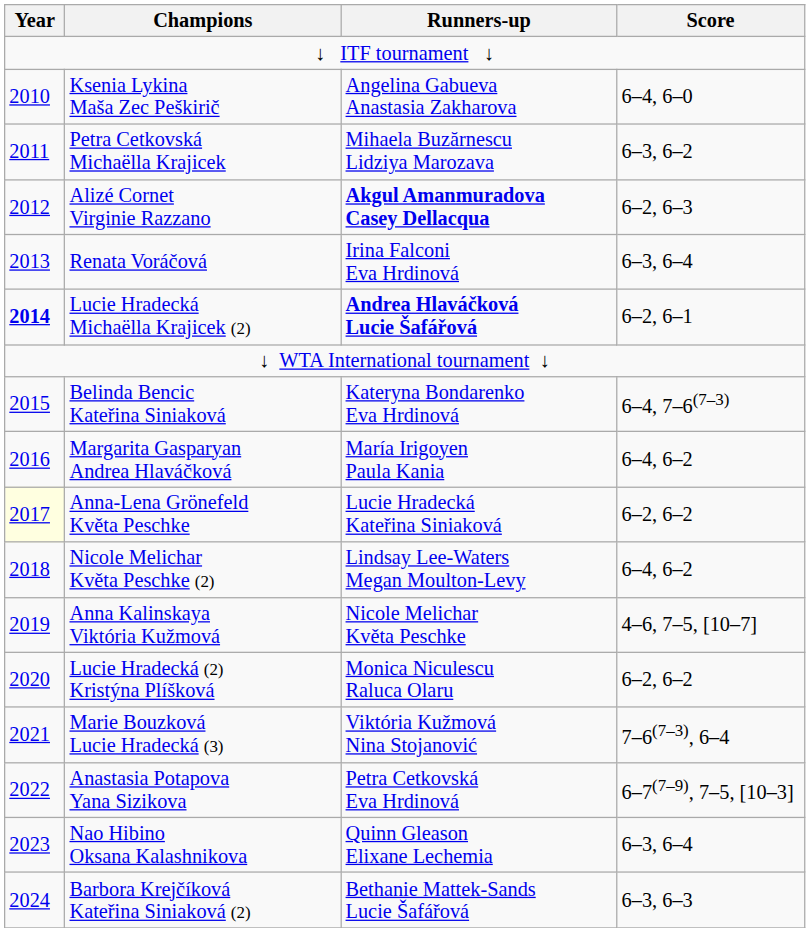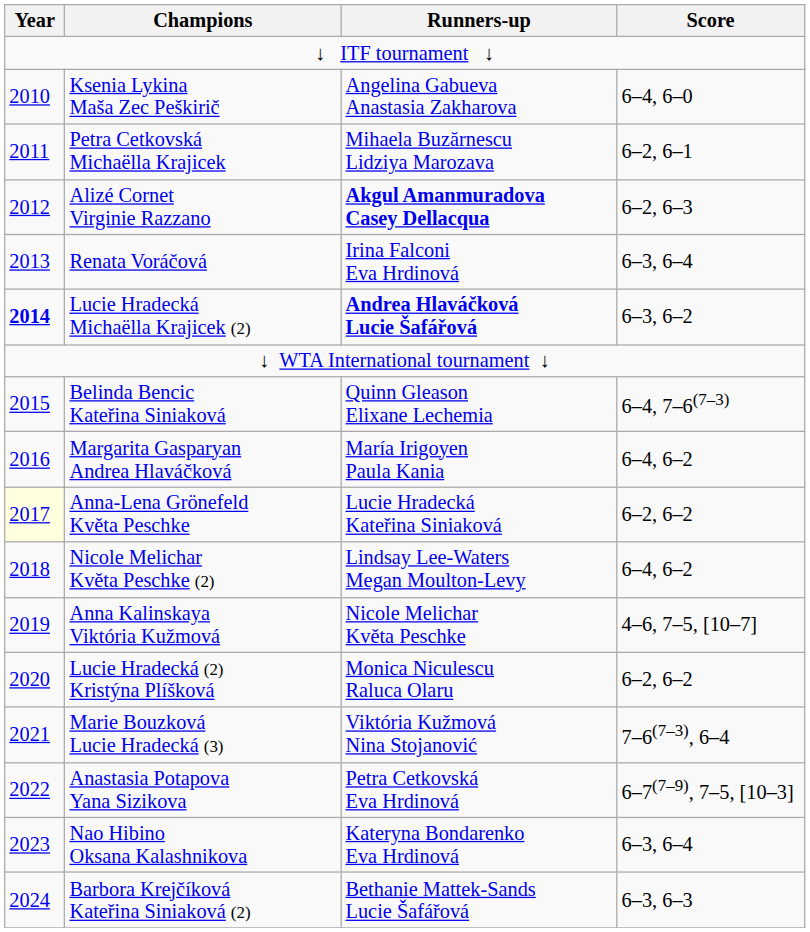(657, 151) 6–3, 6–2 -> (657, 151) 6–2, 6–1
(657, 316) 6–2, 6–1 -> (657, 316) 6–3, 6–2
(435, 404) Kateryna Bondarenko Eva Hrdinová -> (419, 404) Quinn Gleason Elixane Lechemia
(419, 844) Quinn Gleason Elixane Lechemia -> (435, 844) Kateryna Bondarenko Eva Hrdinová
